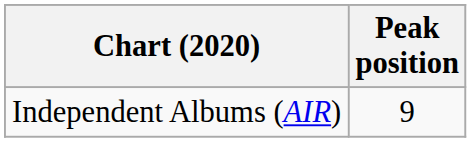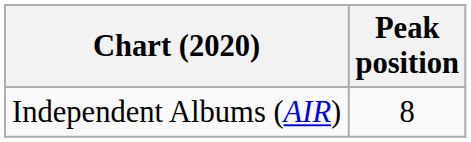(407, 111) 9 -> (407, 111) 8
